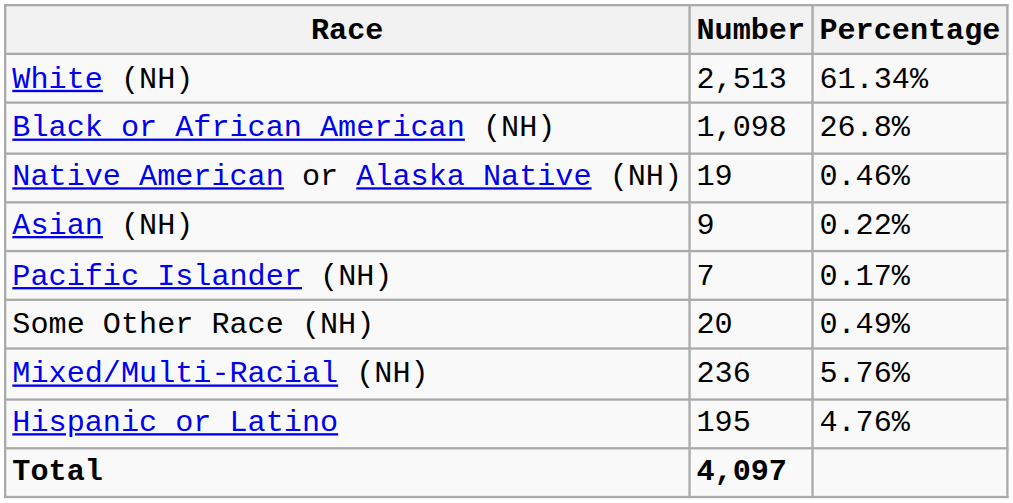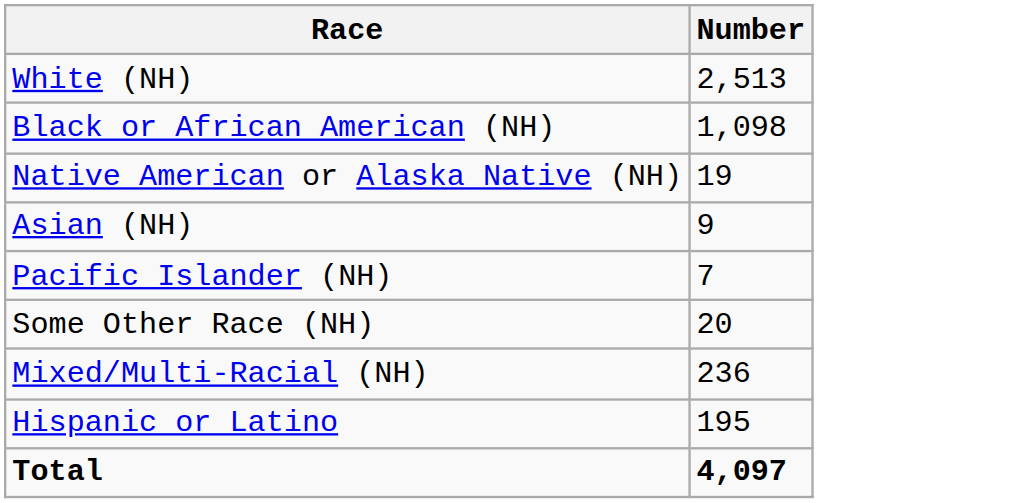- column: (910, 30)
